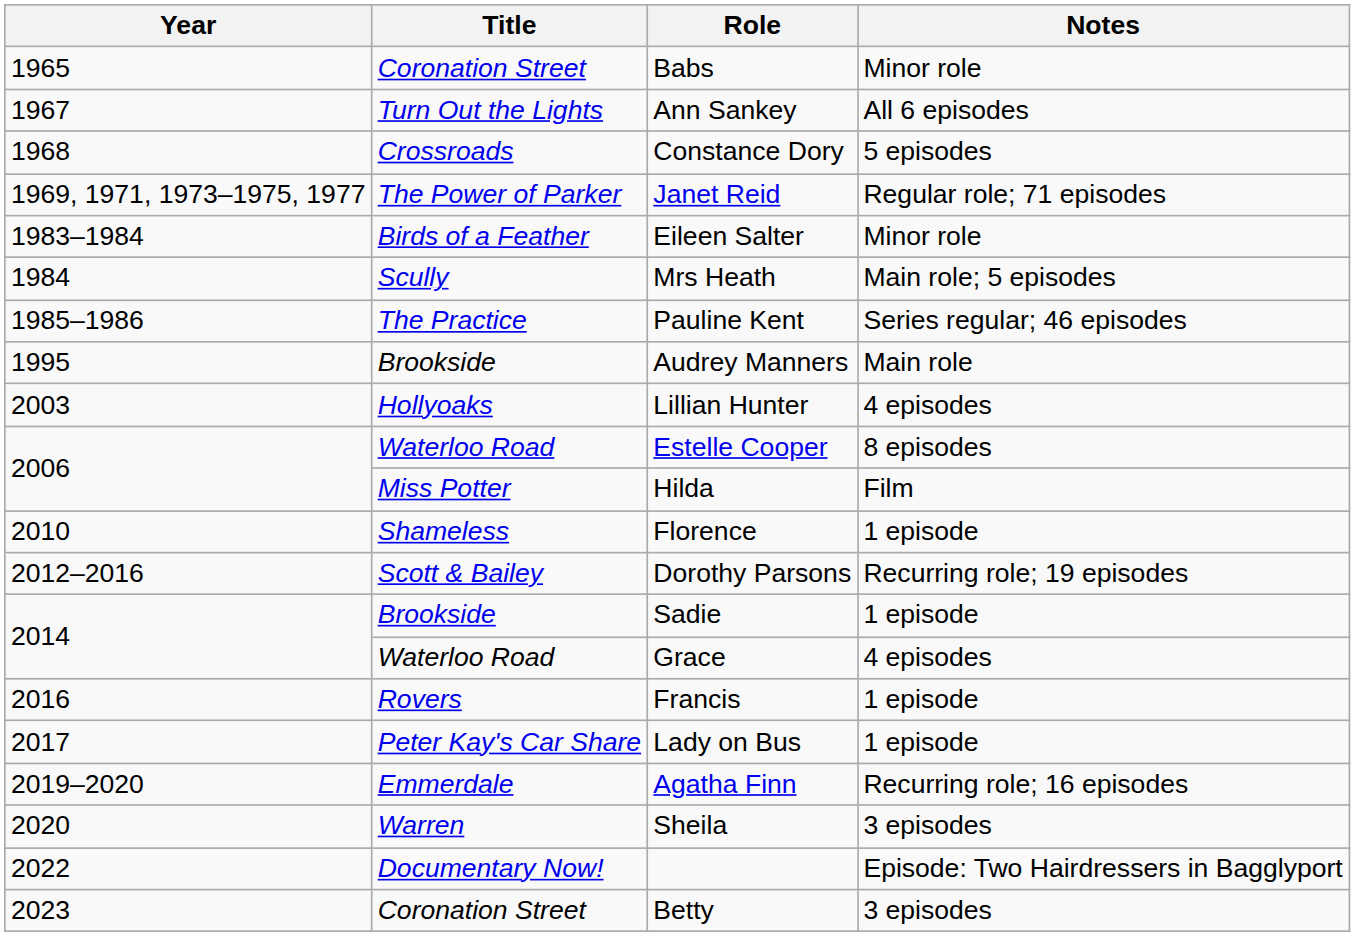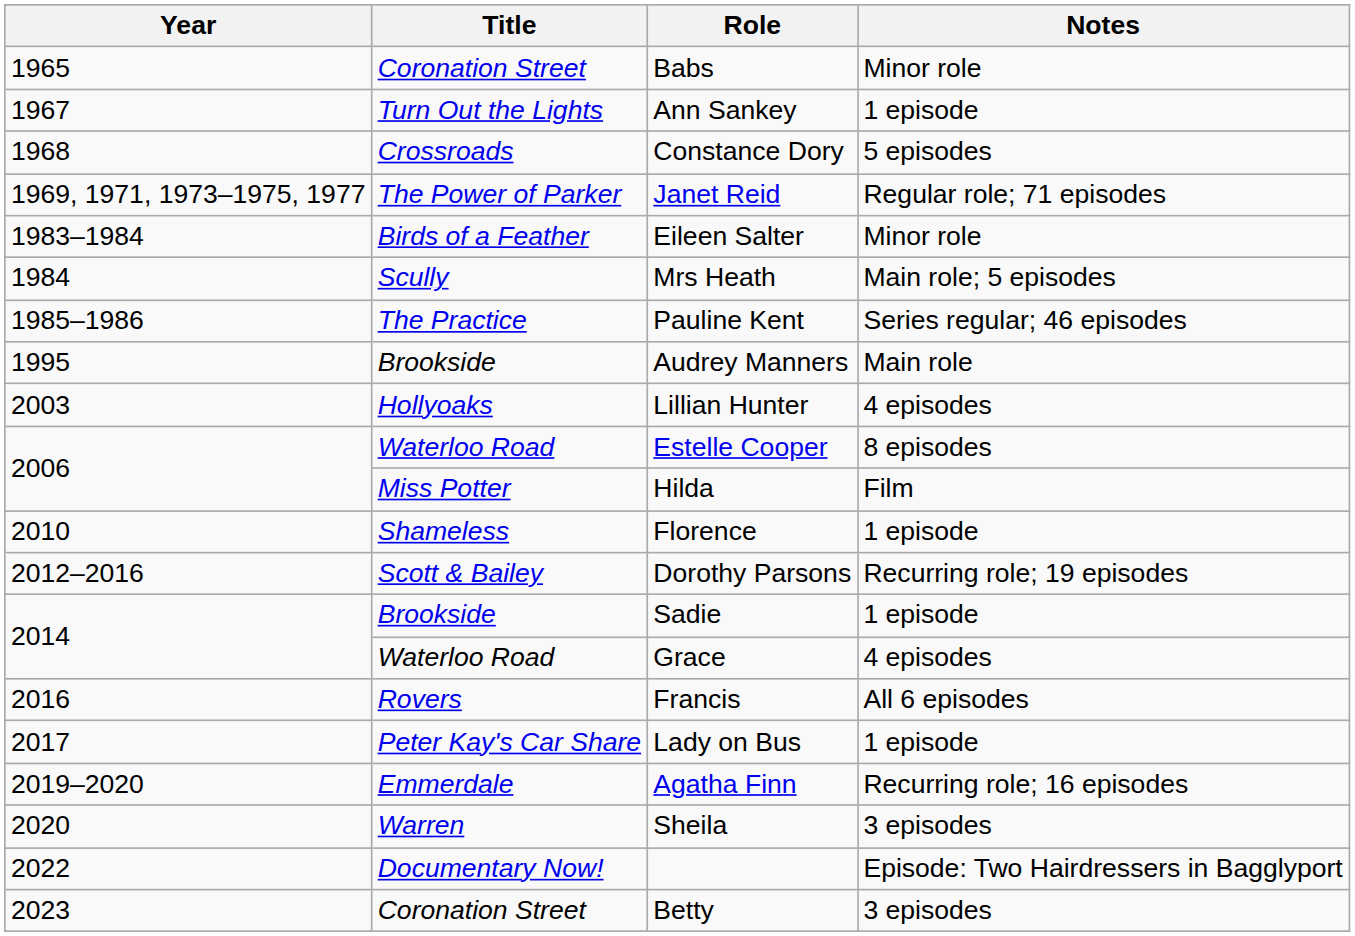(946, 109) All 6 episodes -> (921, 109) 1 episode
(921, 699) 1 episode -> (946, 699) All 6 episodes
